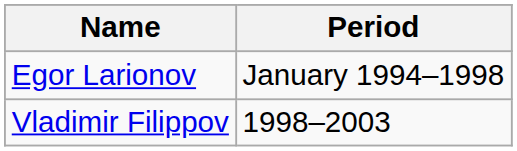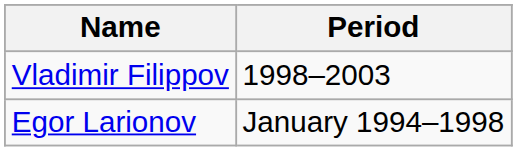rows swapped: (104, 74) <-> (120, 121)
